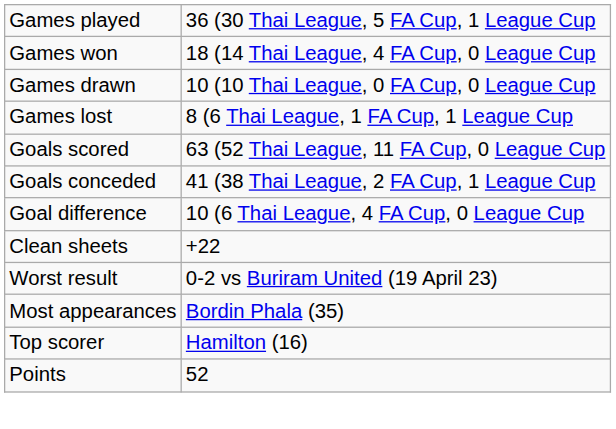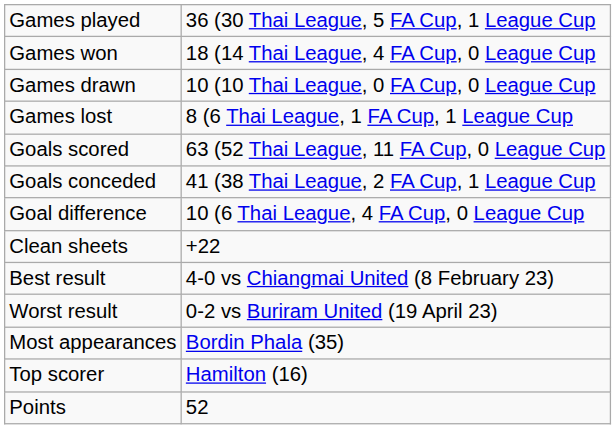+ row: (57, 278)
